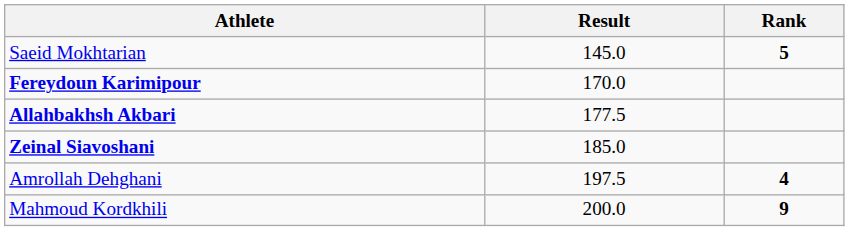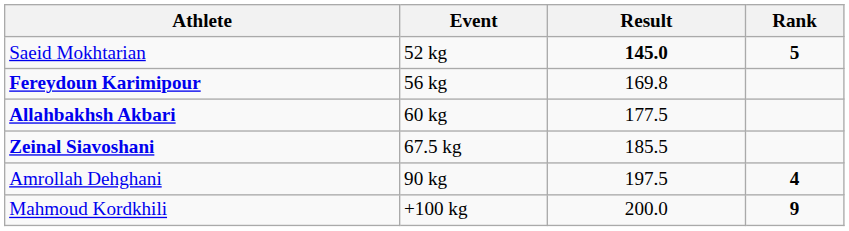+ column: (474, 20)
(604, 52) normal -> (646, 52) bold
(604, 83) 170.0 -> (646, 83) 169.8
(604, 147) 185.0 -> (646, 147) 185.5
